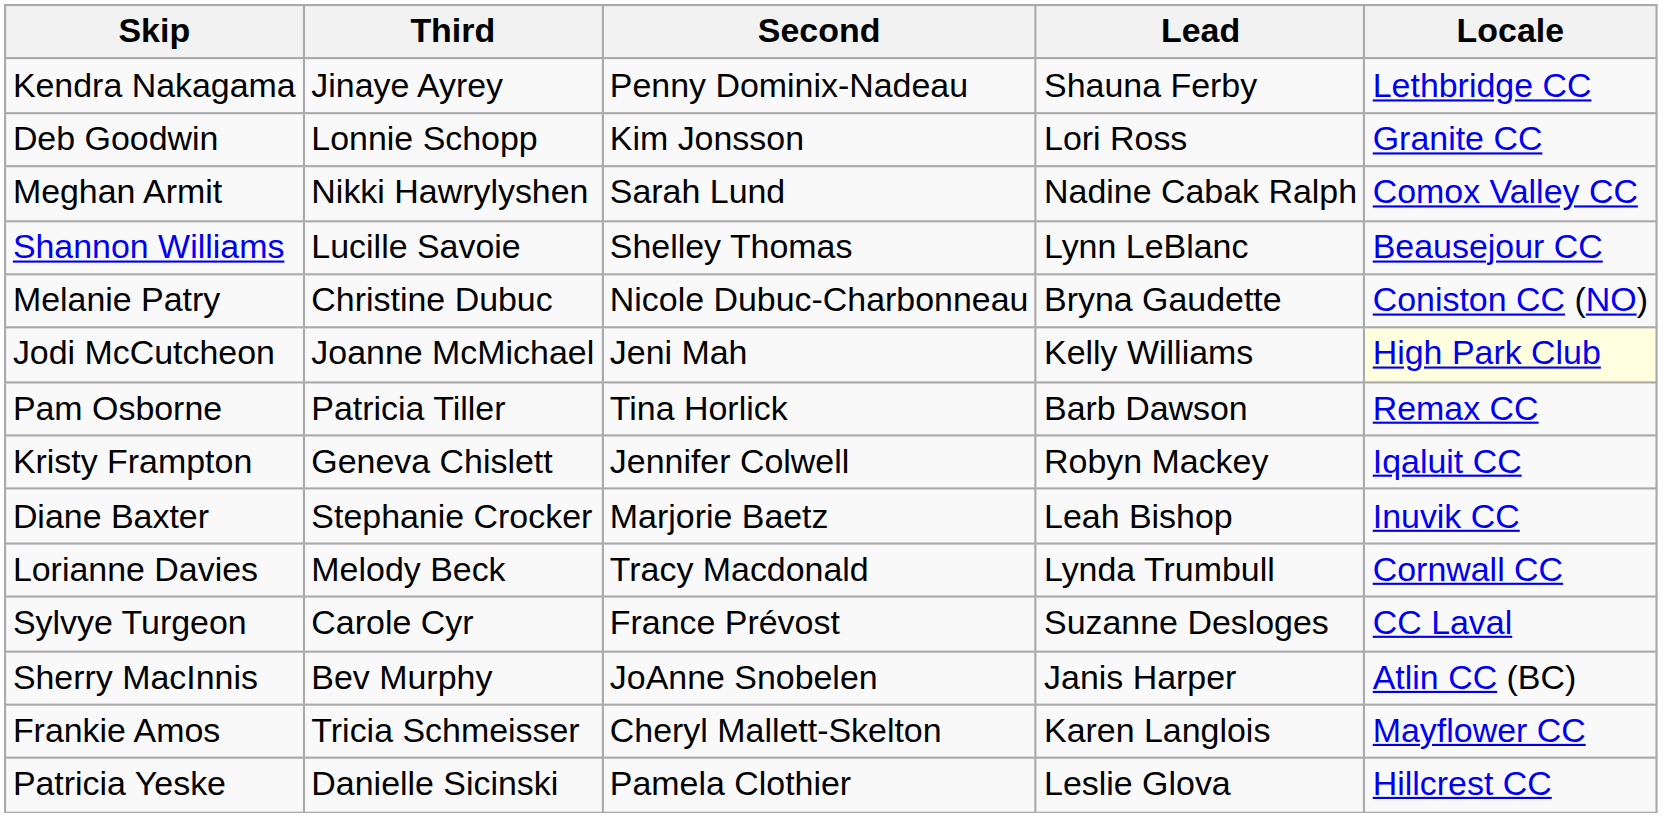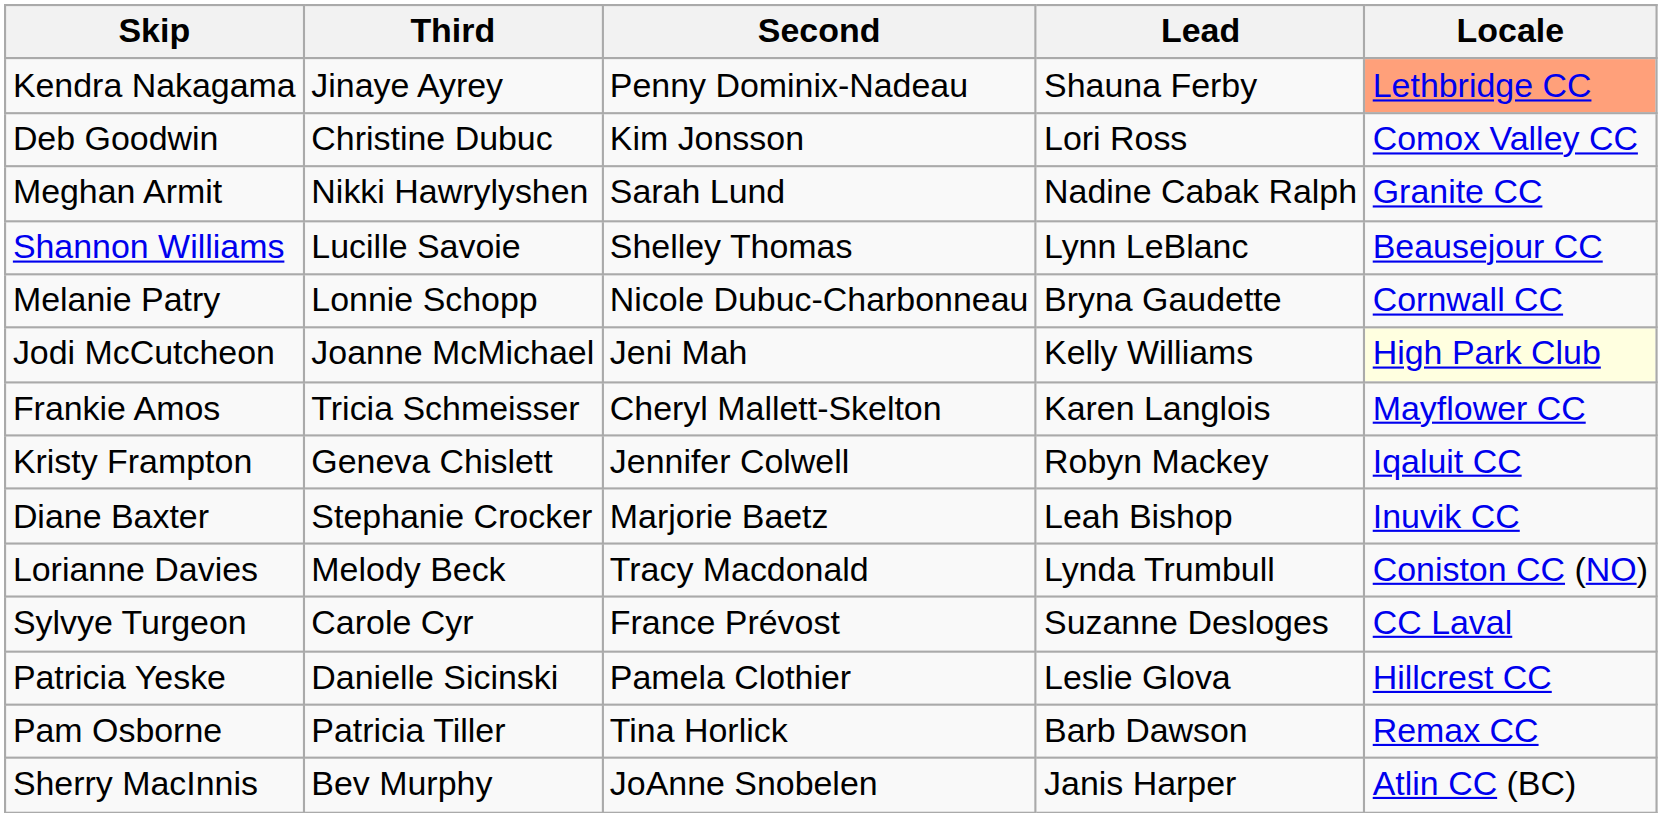(1482, 85) no background -> (1482, 85) lightsalmon background
(425, 138) Lonnie Schopp -> (432, 138) Christine Dubuc
(1458, 138) Granite CC -> (1505, 138) Comox Valley CC
(1505, 192) Comox Valley CC -> (1458, 192) Granite CC
(432, 300) Christine Dubuc -> (425, 300) Lonnie Schopp
(1510, 300) Coniston CC (NO) -> (1468, 300) Cornwall CC
rows swapped: (117, 730) <-> (118, 407)
(1468, 569) Cornwall CC -> (1510, 569) Coniston CC (NO)
rows swapped: (119, 784) <-> (135, 676)
